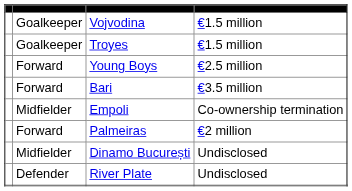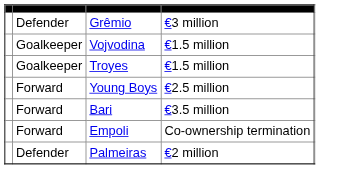+ row: (110, 23)
(44, 109) Midfielder -> (39, 131) Forward
(39, 131) Forward -> (42, 152) Defender
- row: (140, 152)
- row: (121, 174)
